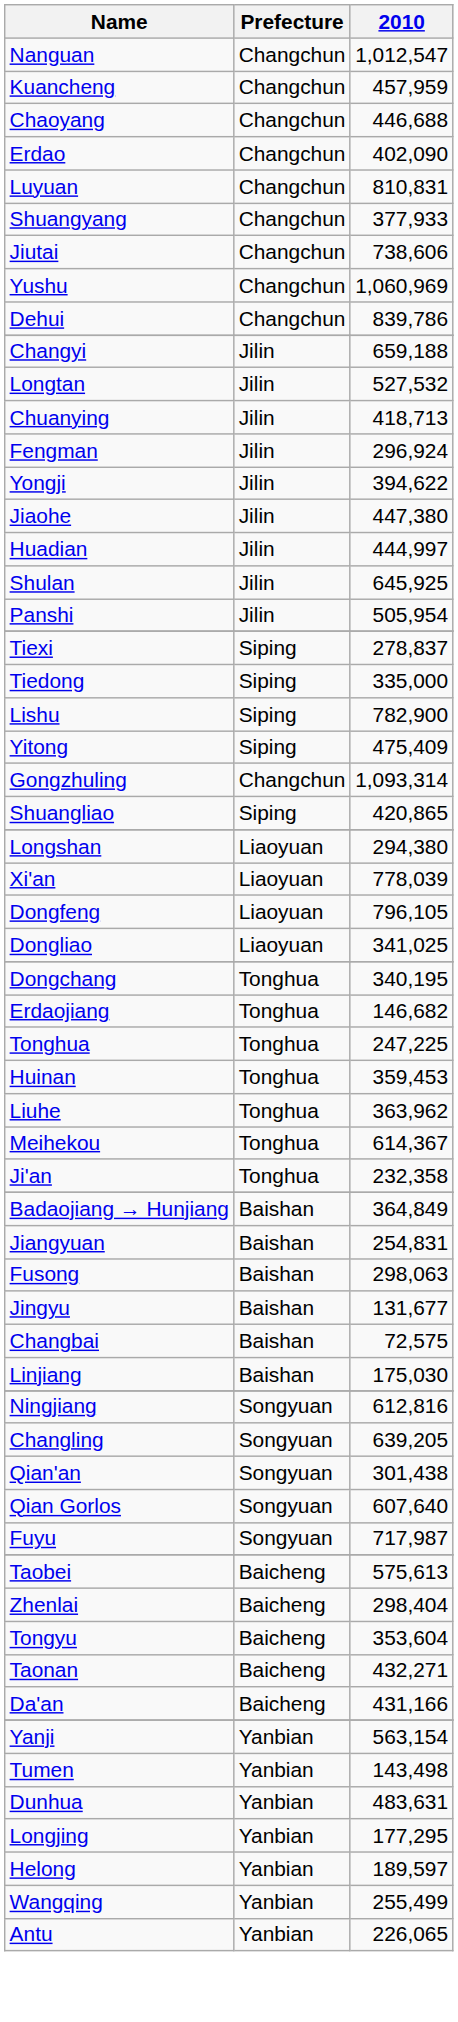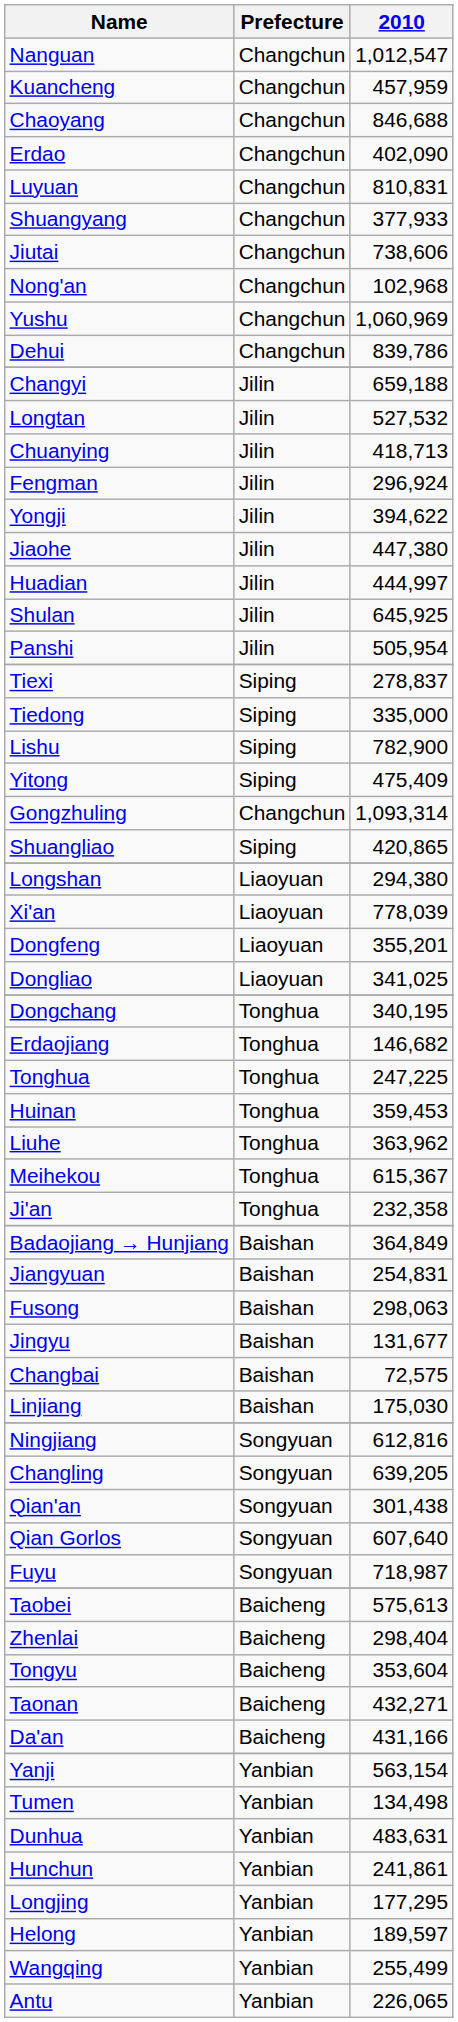(410, 121) 446,688 -> (410, 121) 846,688
+ row: (48, 286)
(410, 912) 796,105 -> (410, 945) 355,201
(410, 1143) 614,367 -> (410, 1176) 615,367
(410, 1539) 717,987 -> (410, 1572) 718,987
(410, 1770) 143,498 -> (410, 1803) 134,498
+ row: (51, 1869)
